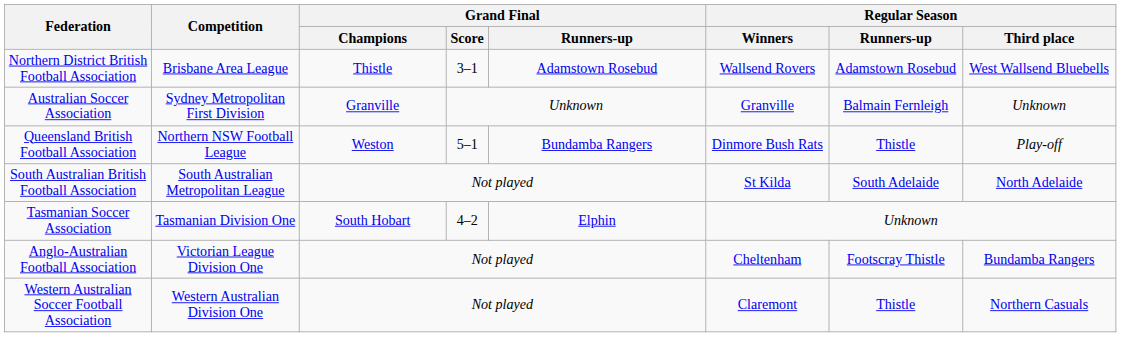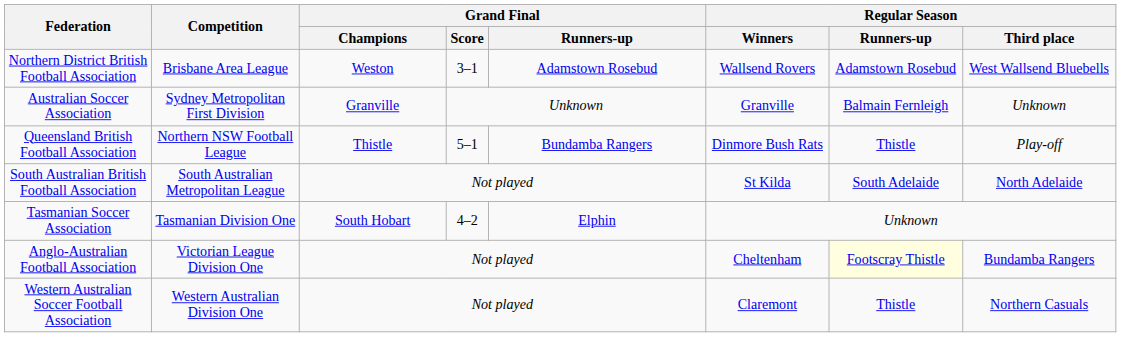(373, 68) Thistle -> (373, 68) Weston
(373, 144) Weston -> (373, 144) Thistle
(896, 259) no background -> (896, 259) lightyellow background
